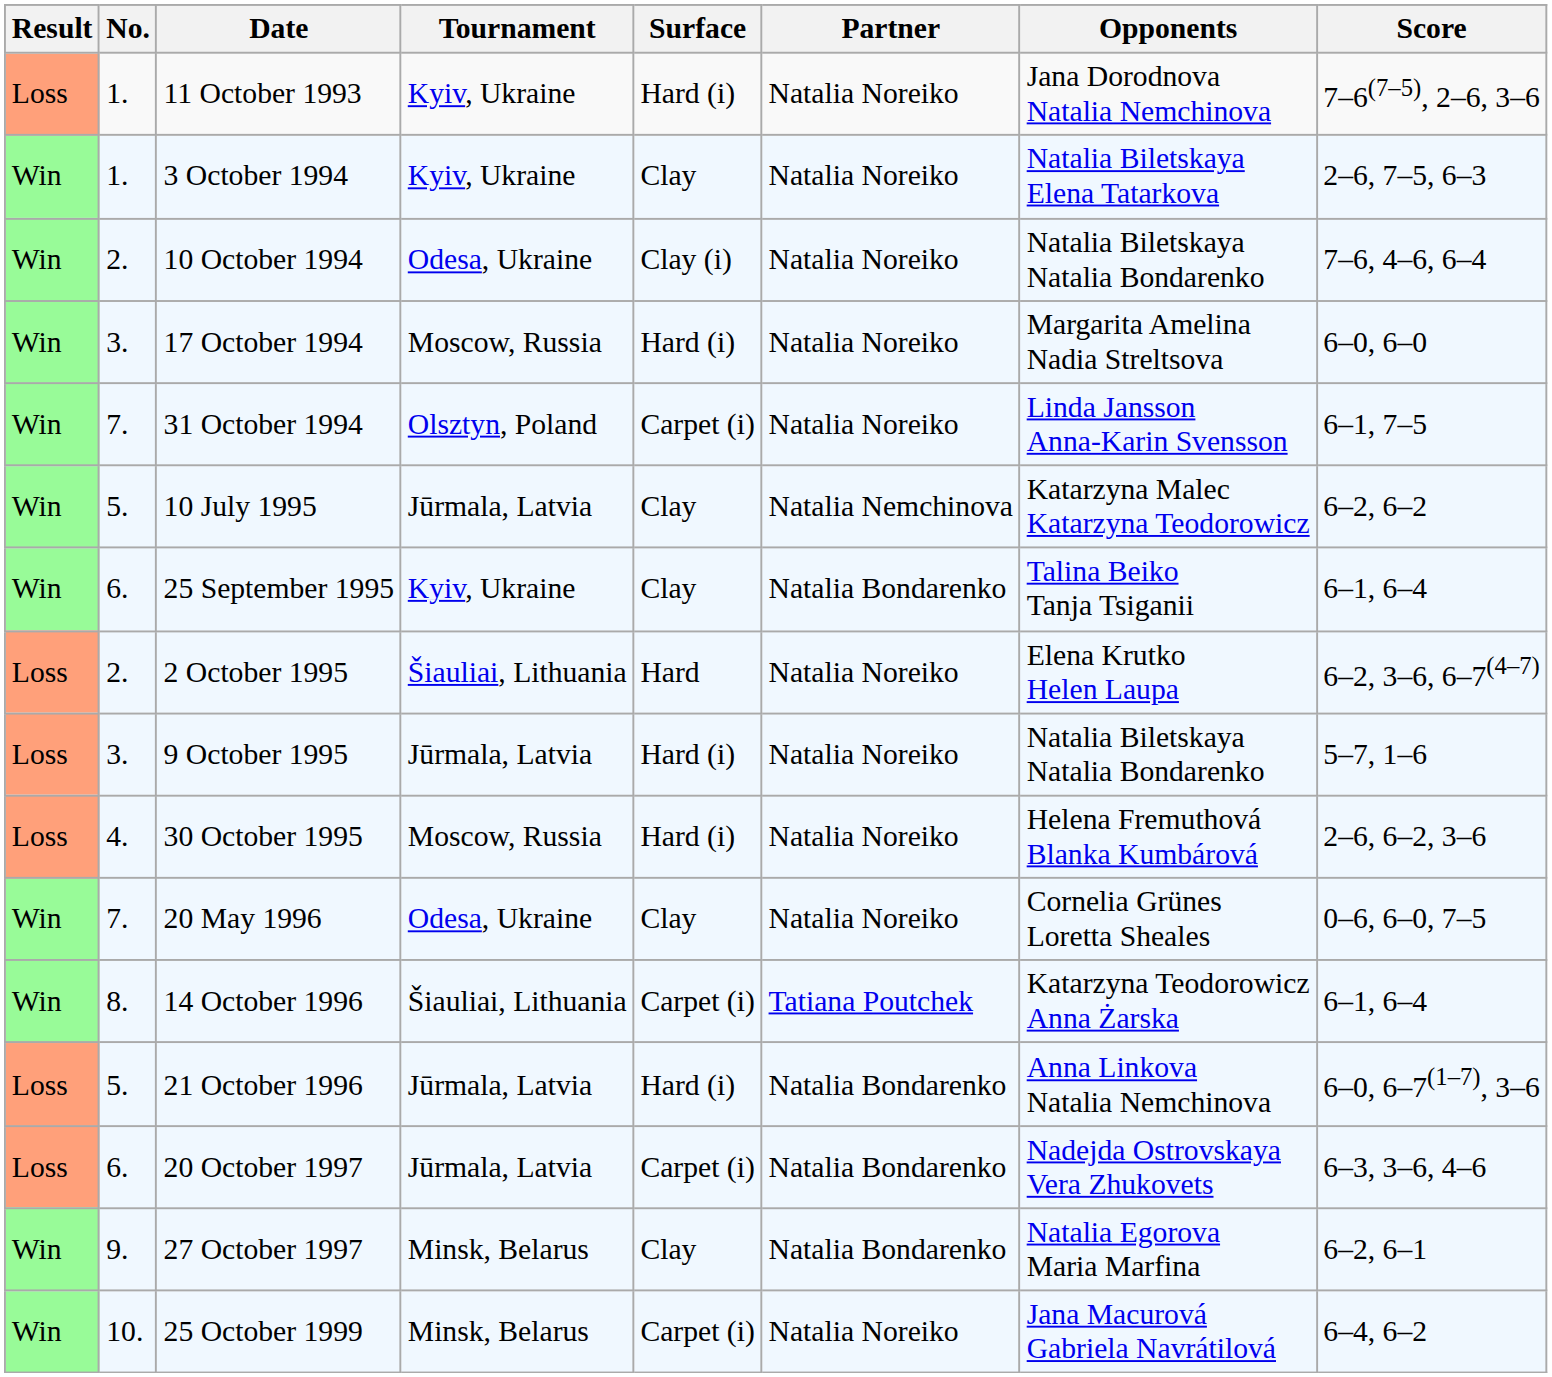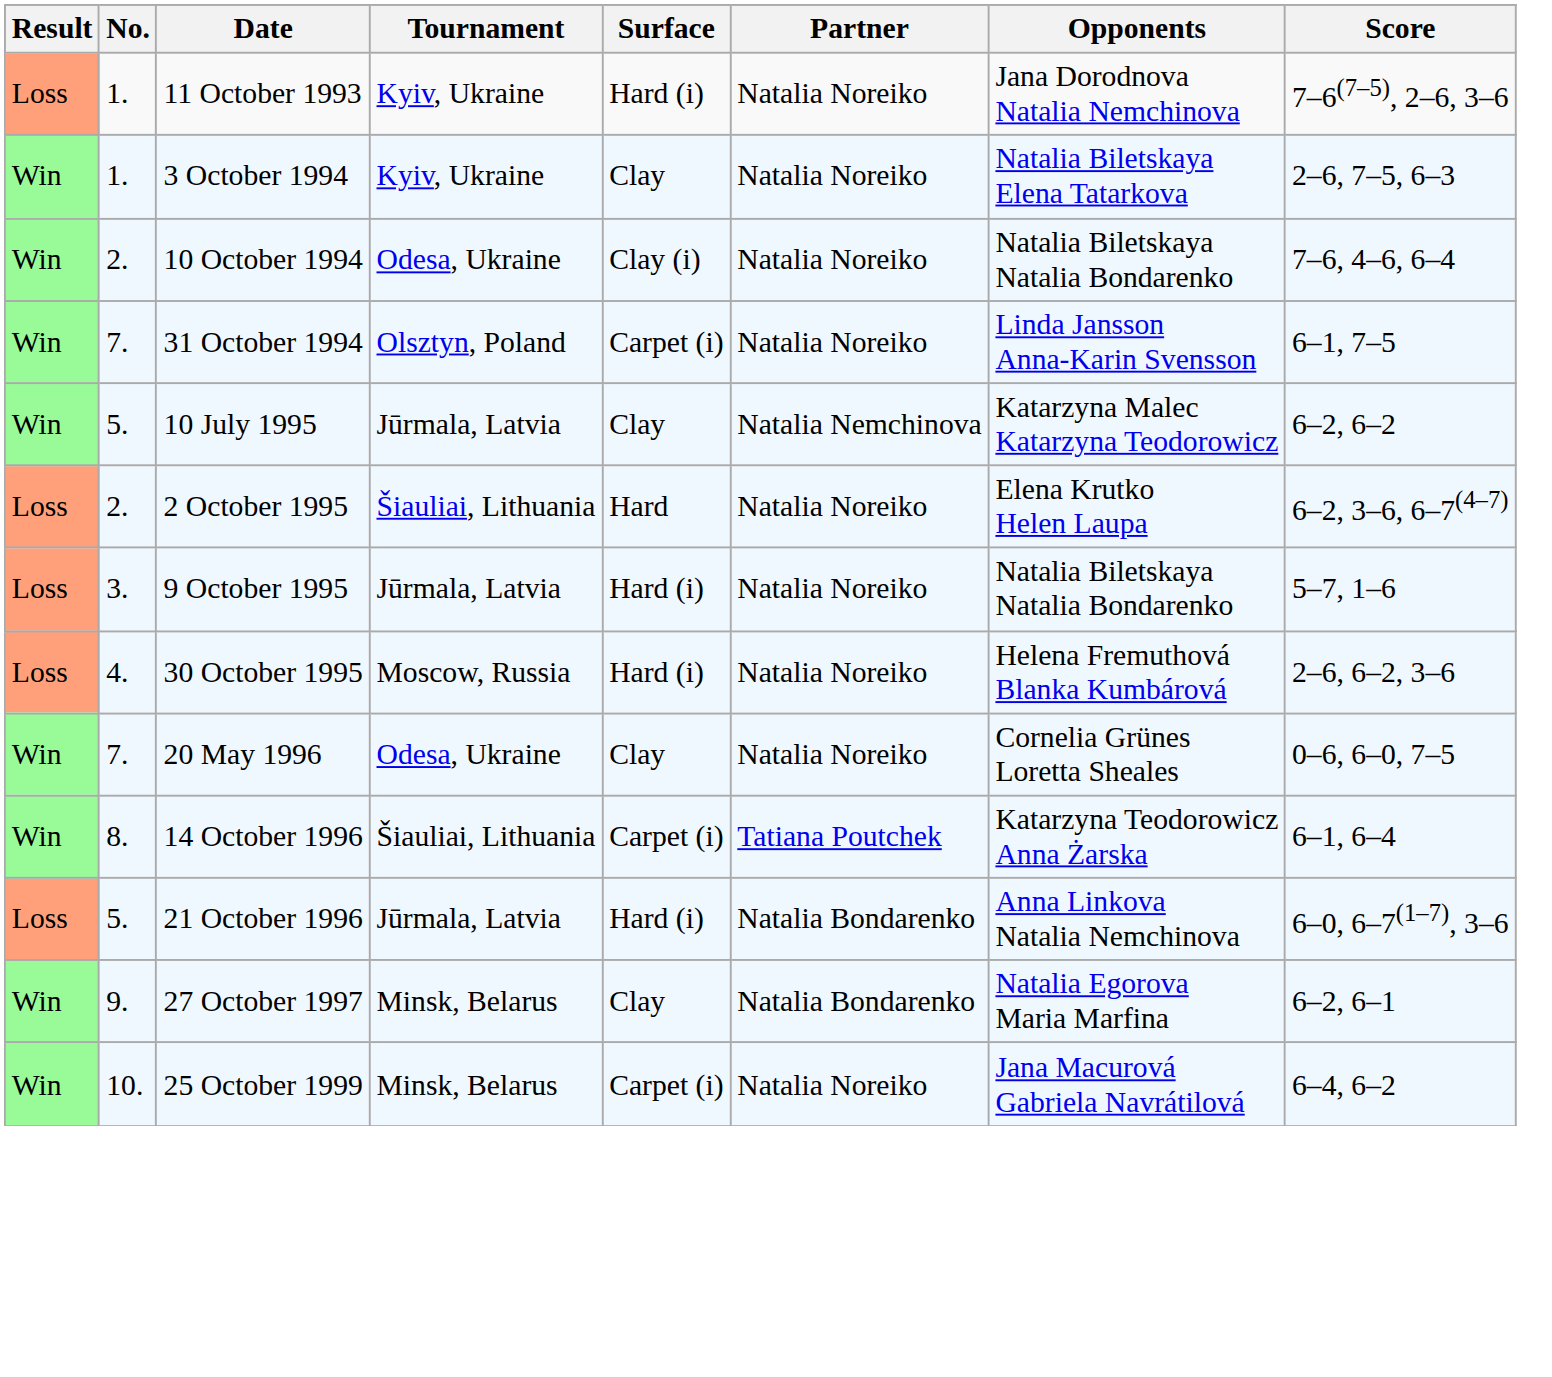- row: (263, 340)
- row: (279, 588)
- row: (263, 1165)
